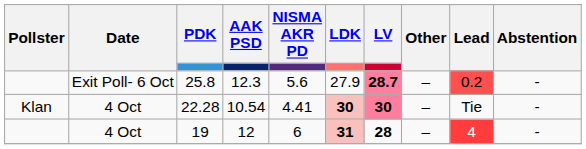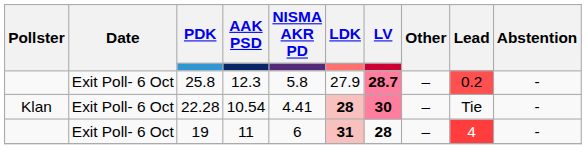(297, 83) 5.6 -> (297, 83) 5.8
(123, 107) 4 Oct -> (123, 107) Exit Poll- 6 Oct
(345, 107) 30 -> (345, 107) 28
(123, 132) 4 Oct -> (123, 132) Exit Poll- 6 Oct
(246, 132) 12 -> (246, 132) 11
